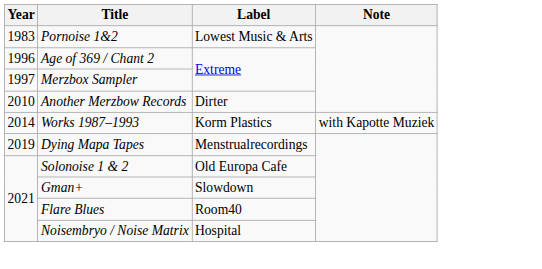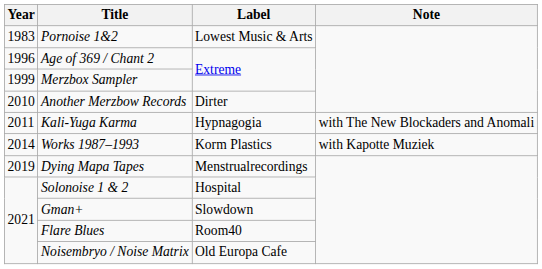(21, 79) 1997 -> (21, 79) 1999
+ row: (89, 123)
(241, 166) Old Europa Cafe -> (218, 187) Hospital
(218, 230) Hospital -> (241, 252) Old Europa Cafe
